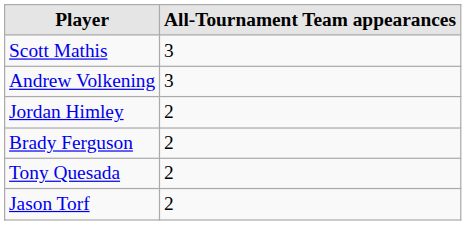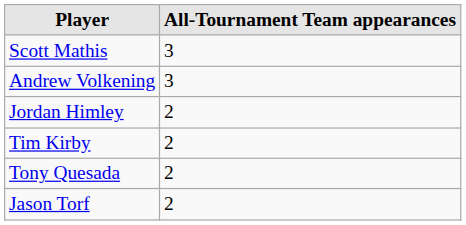- row: (71, 142)
+ row: (50, 142)
